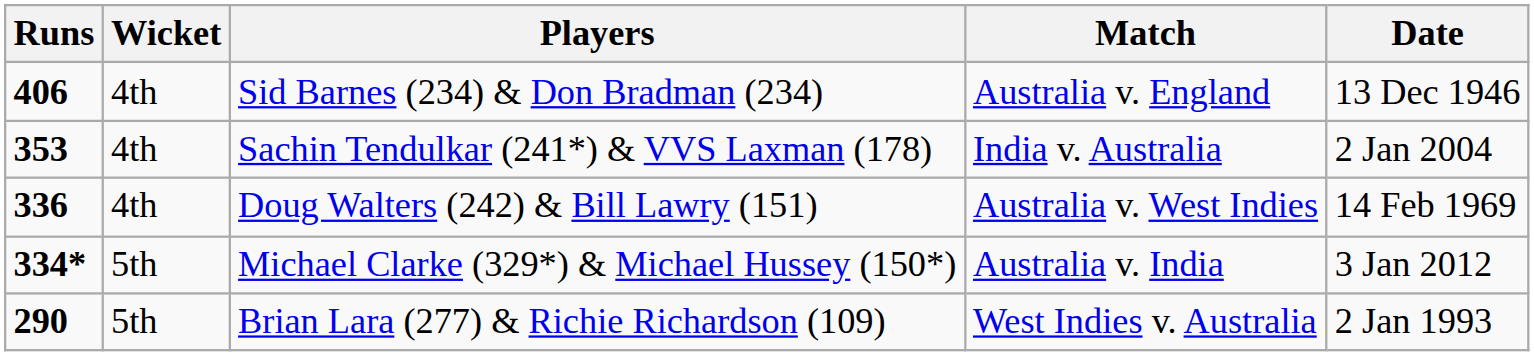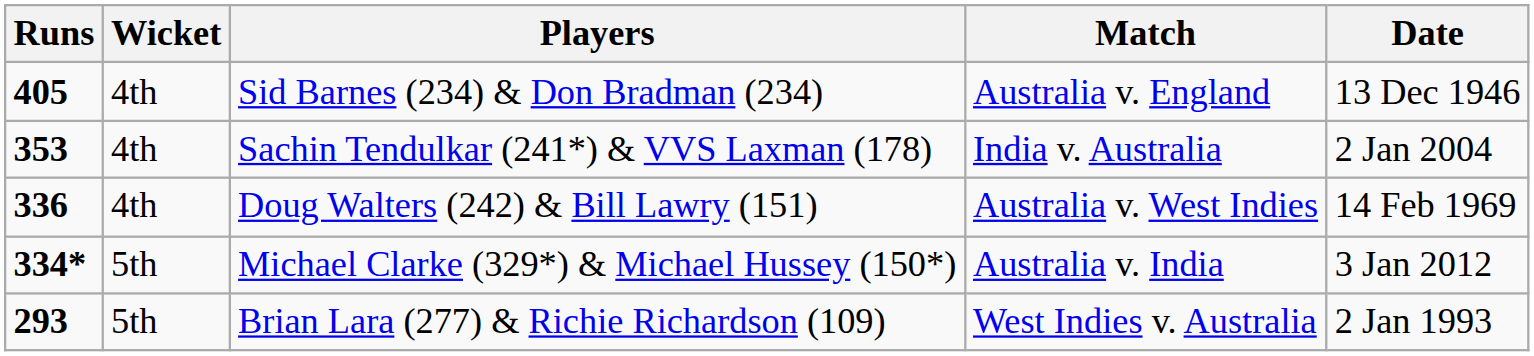(41, 90) 406 -> (41, 90) 405
(41, 321) 290 -> (41, 321) 293
